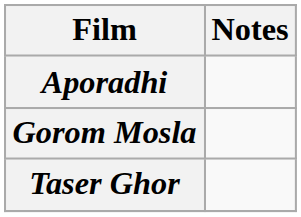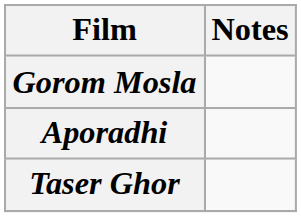rows swapped: (104, 81) <-> (104, 132)
